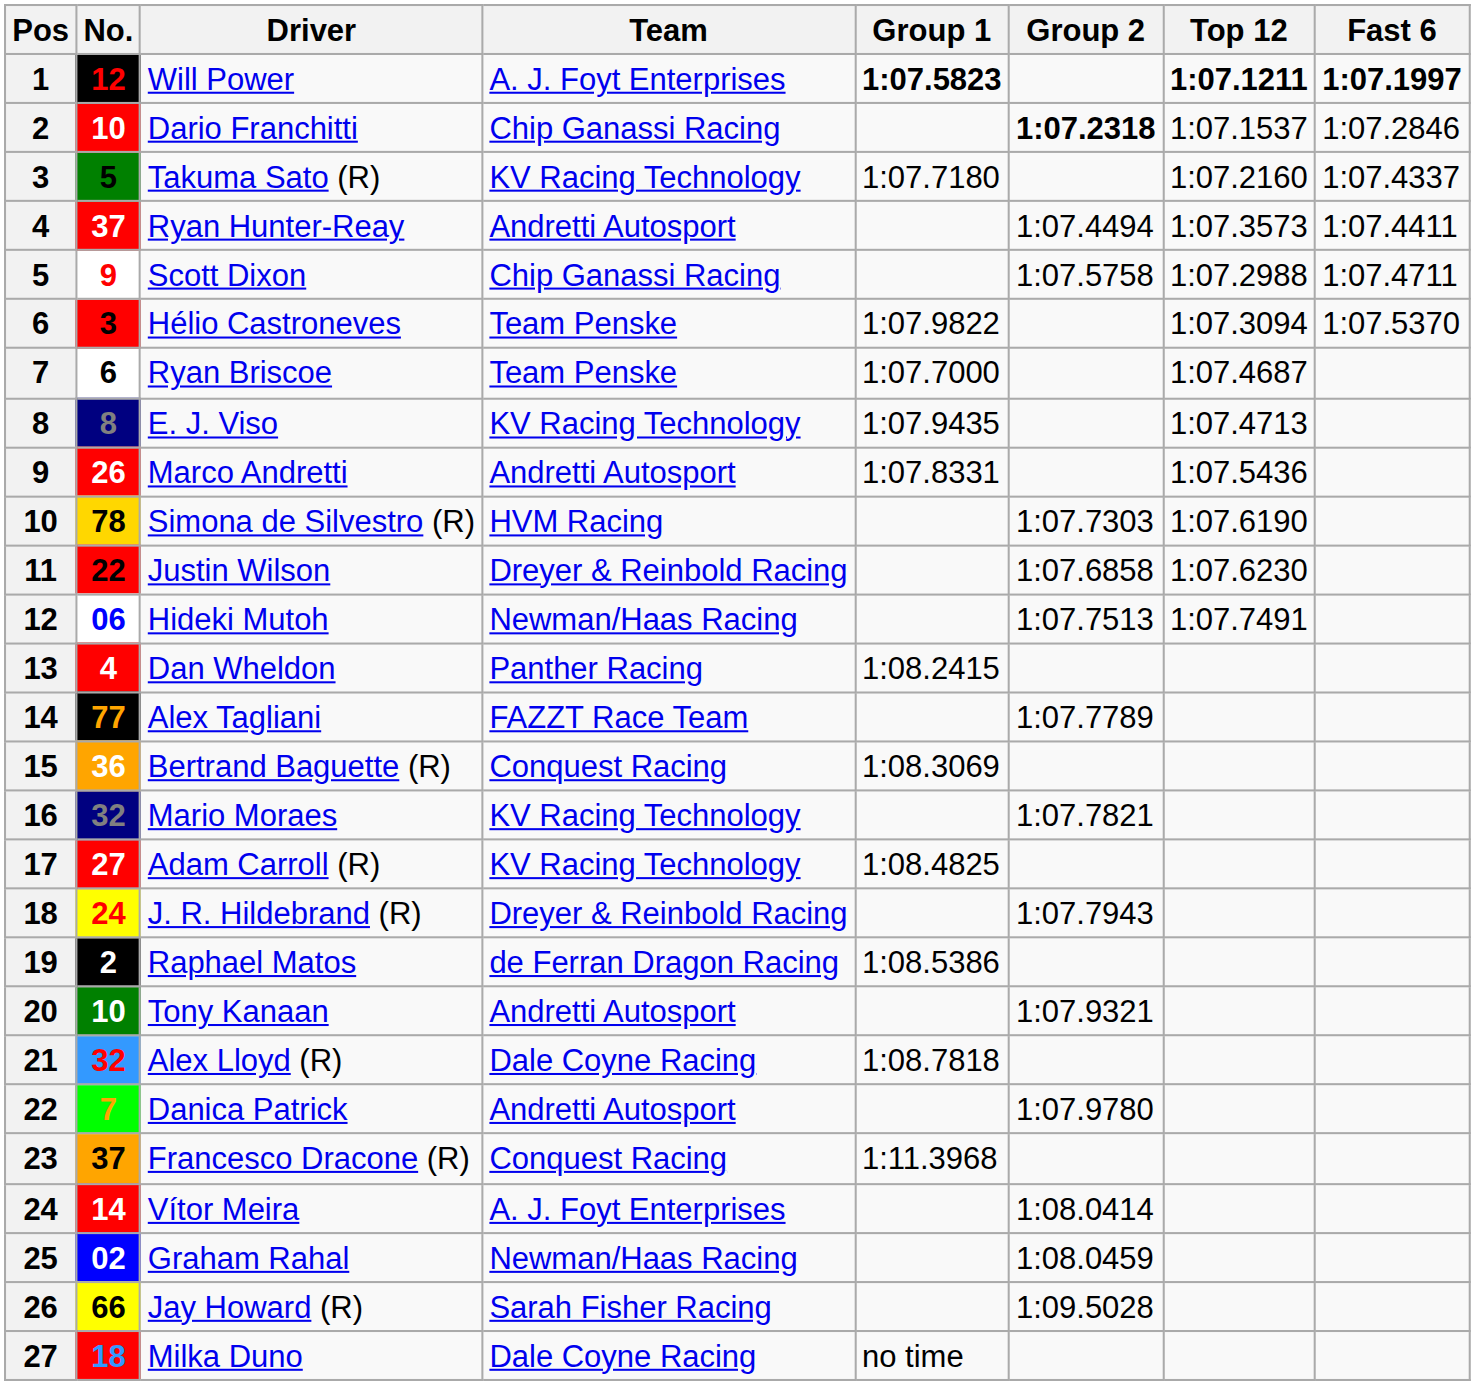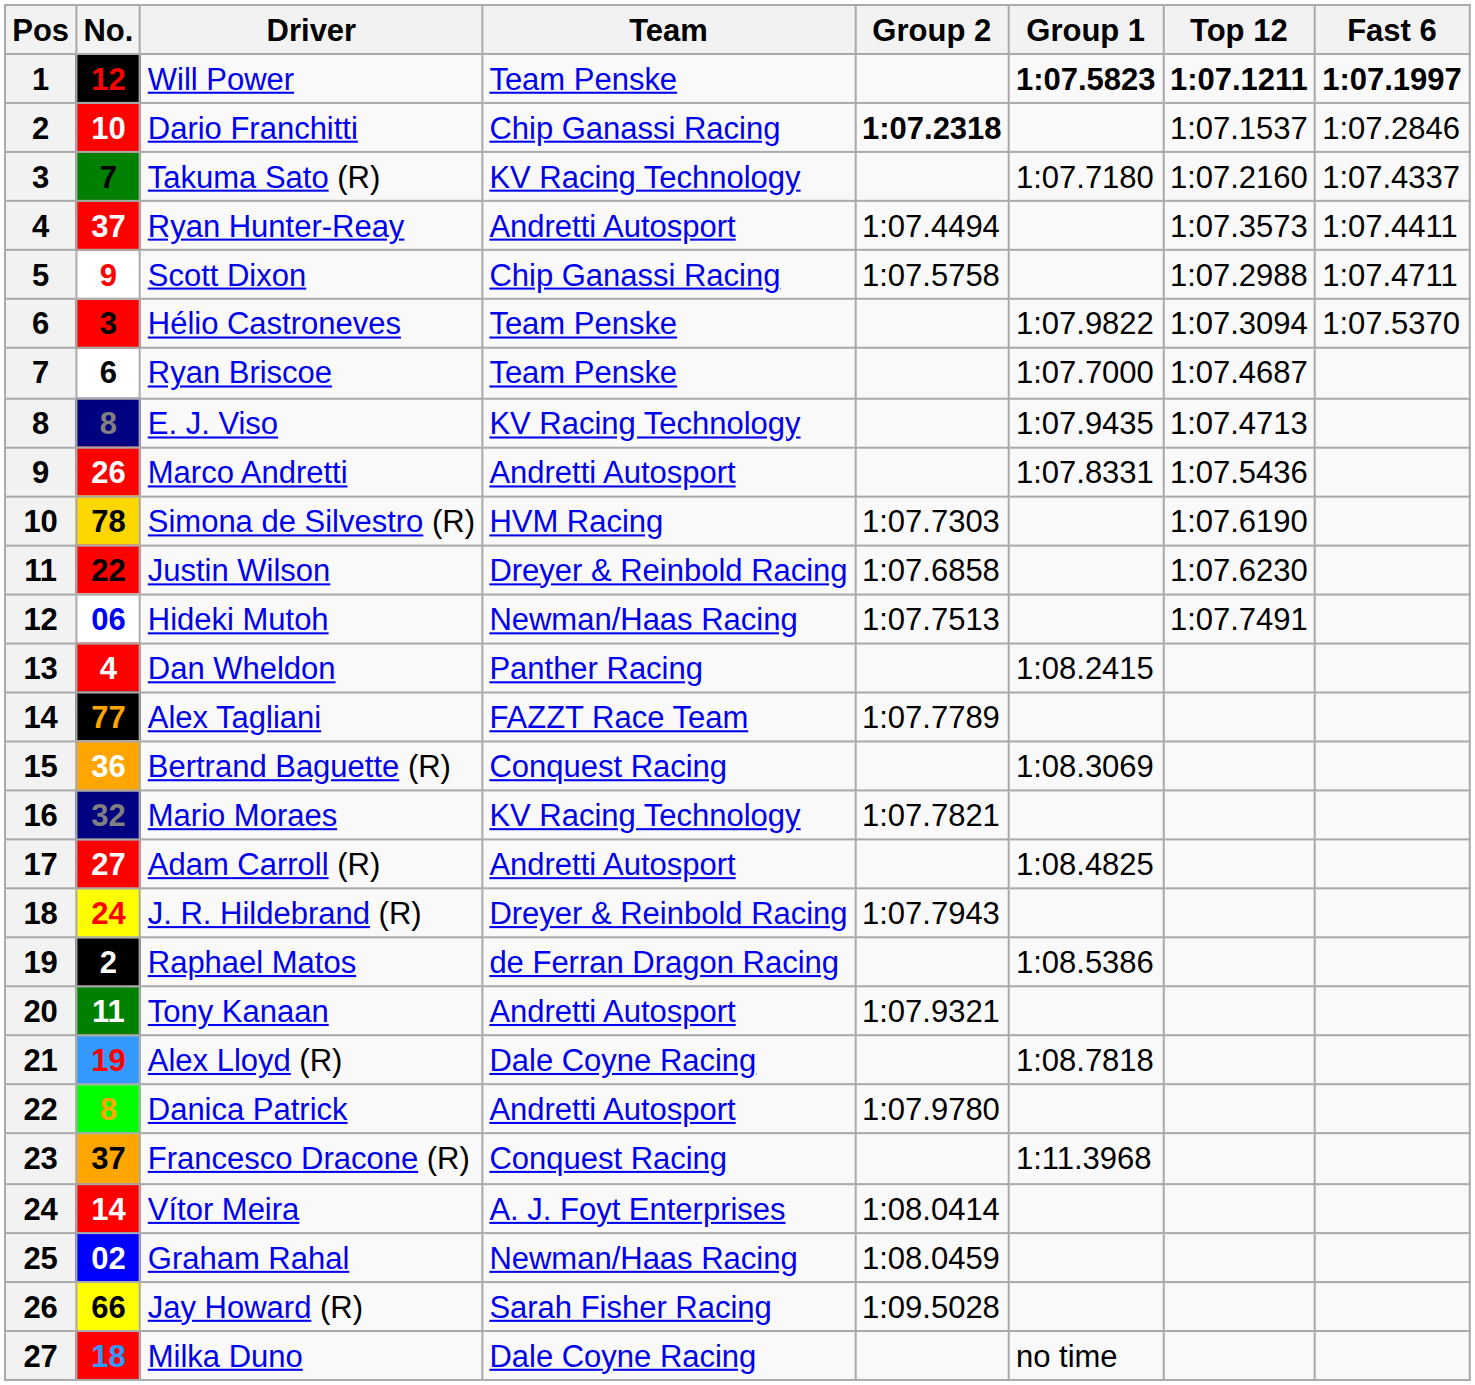columns swapped: (932, 30) <-> (1086, 30)
(637, 79) A. J. Foyt Enterprises -> (583, 79) Team Penske
(108, 177) 5 -> (108, 177) 7
(645, 864) KV Racing Technology -> (613, 864) Andretti Autosport
(108, 1012) 10 -> (108, 1012) 11
(108, 1061) 32 -> (108, 1061) 19
(108, 1110) 7 -> (108, 1110) 8
